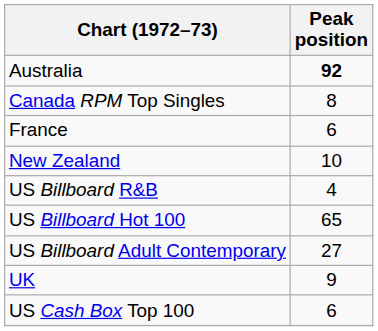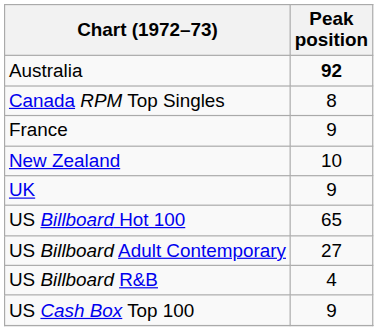(331, 130) 6 -> (331, 130) 9
rows swapped: (22, 280) <-> (83, 190)
(331, 310) 6 -> (331, 310) 9
